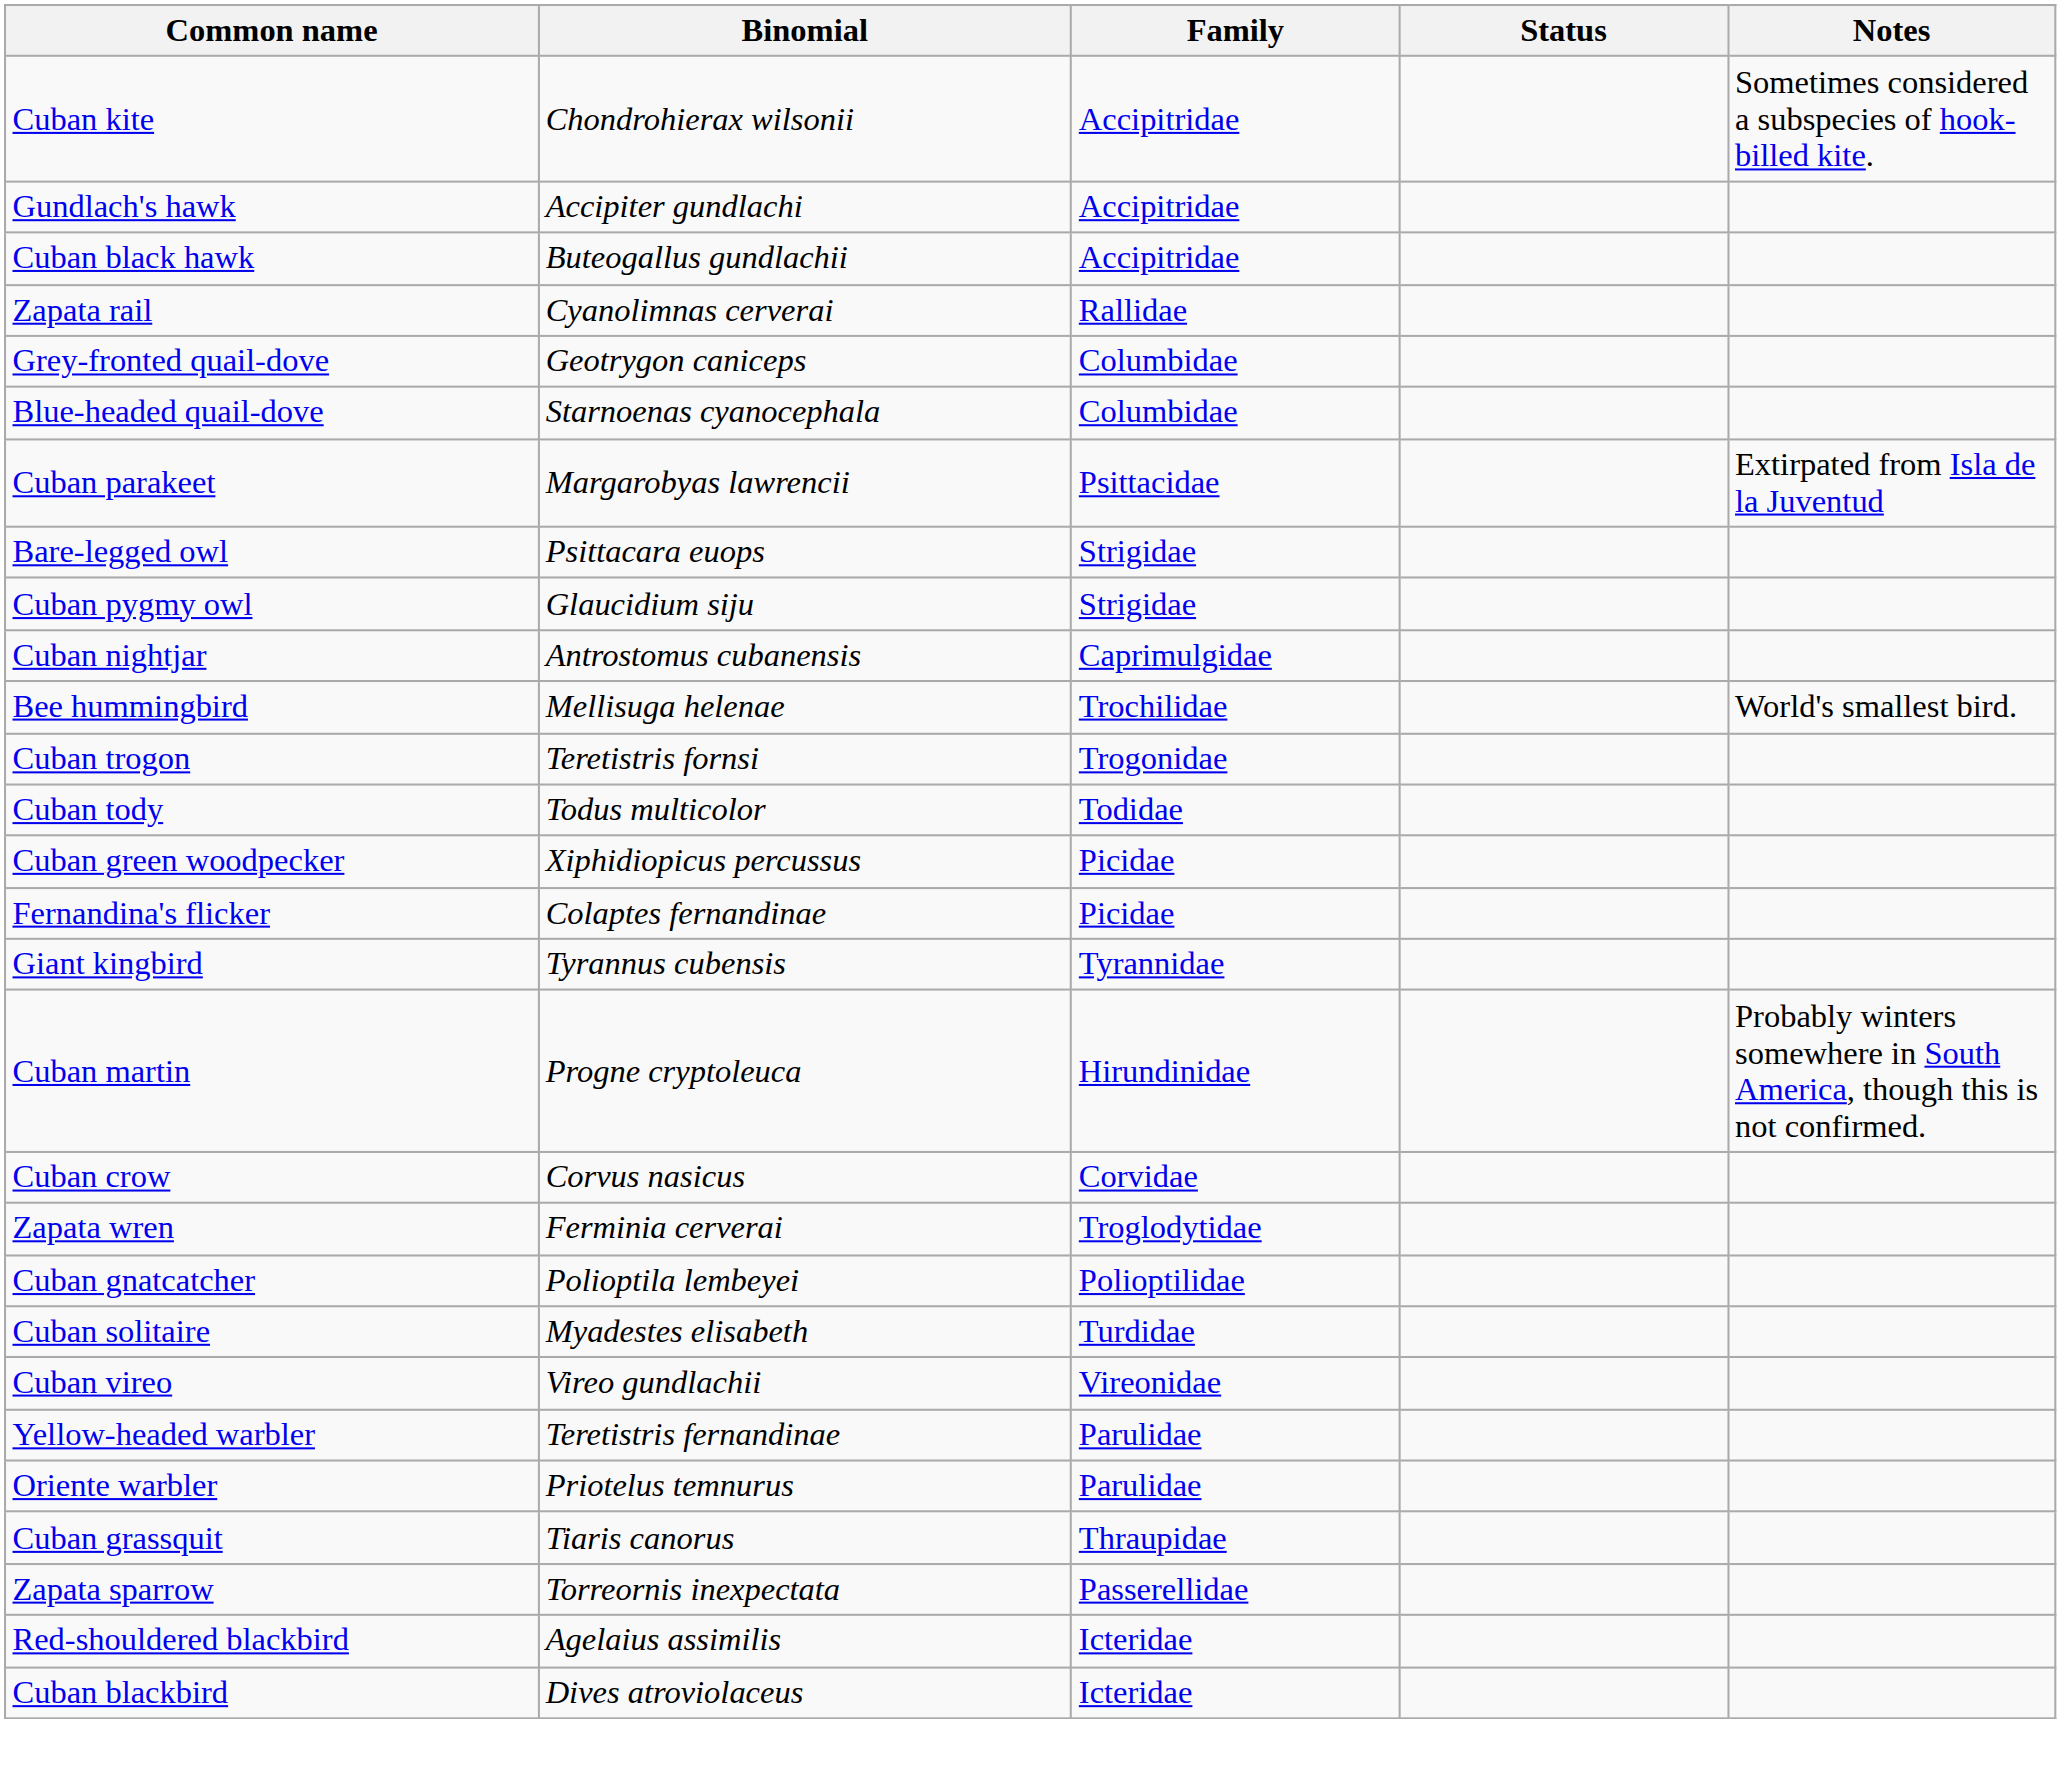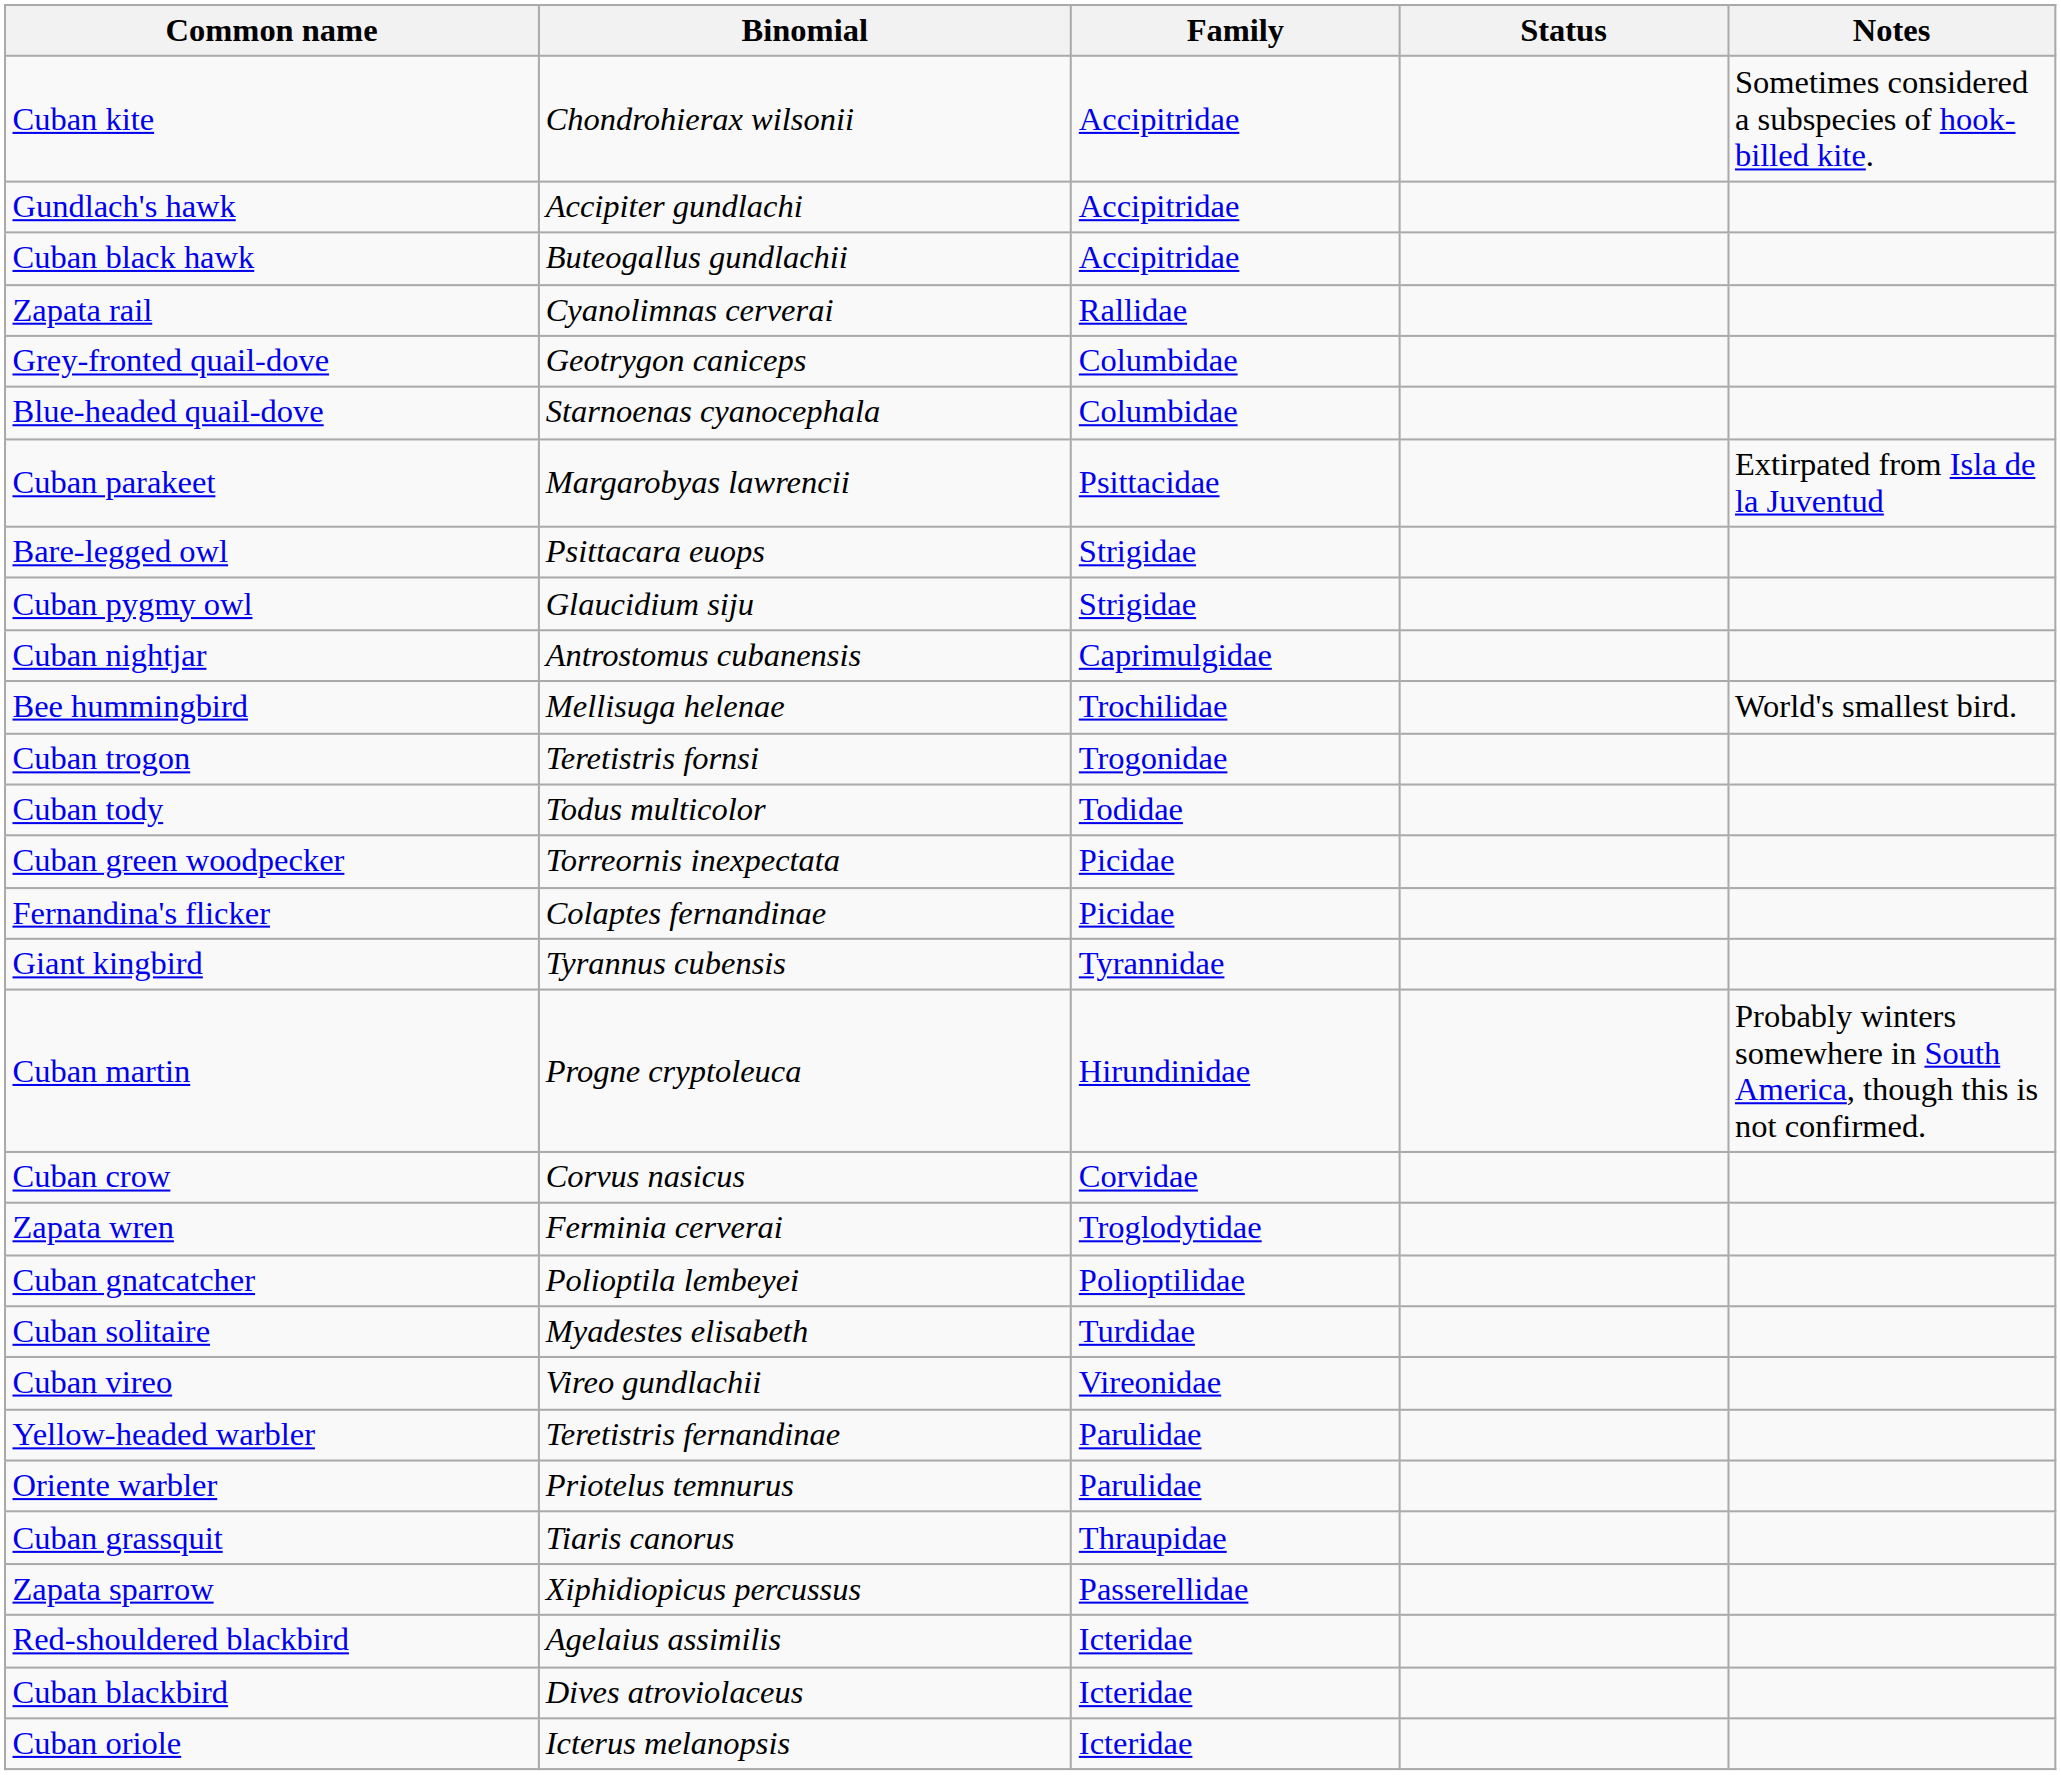(703, 861) Xiphidiopicus percussus -> (693, 861) Torreornis inexpectata
(693, 1588) Torreornis inexpectata -> (703, 1588) Xiphidiopicus percussus
+ row: (97, 1743)
